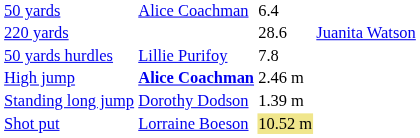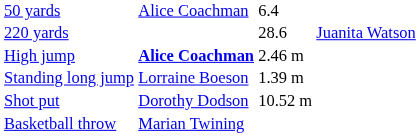- row: (59, 55)
(193, 100) Dorothy Dodson -> (193, 78) Lorraine Boeson
(193, 123) Lorraine Boeson -> (193, 100) Dorothy Dodson
(285, 123) khaki background -> (285, 100) no background
+ row: (60, 123)
